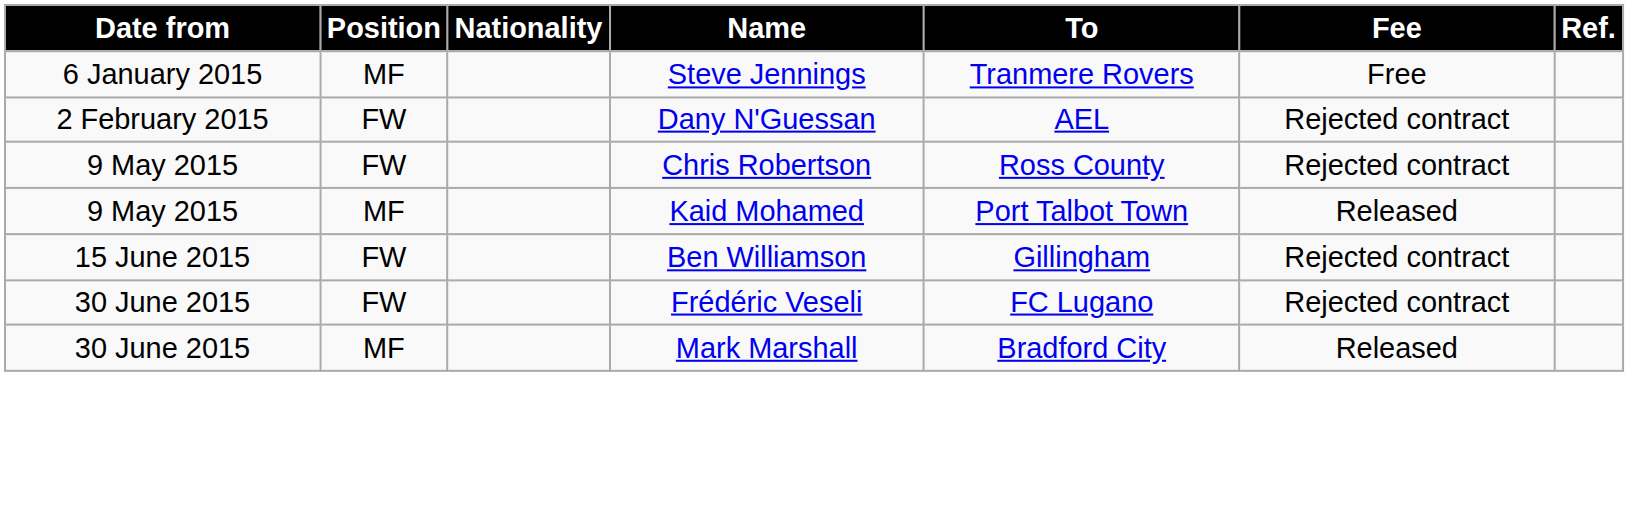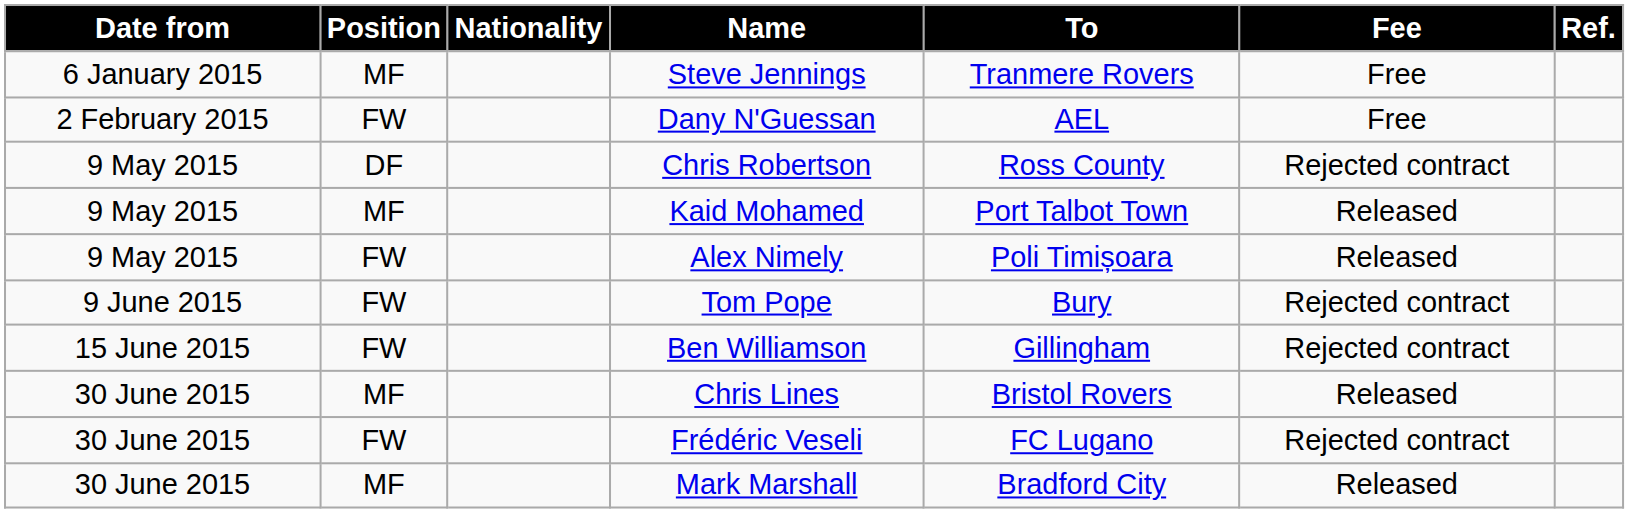(1397, 120) Rejected contract -> (1397, 120) Free
(384, 165) FW -> (384, 165) DF
+ row: (767, 257)
+ row: (767, 303)
+ row: (767, 394)
